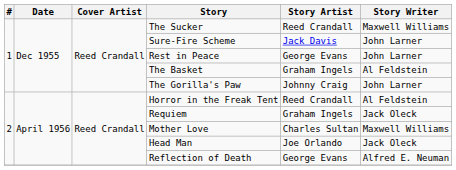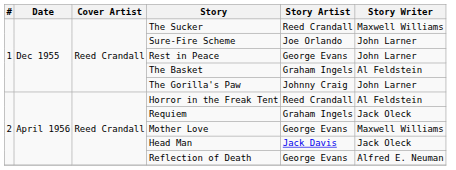(310, 41) Jack Davis -> (312, 41) Joe Orlando
(321, 129) Charles Sultan -> (315, 129) George Evans
(312, 143) Joe Orlando -> (310, 143) Jack Davis
